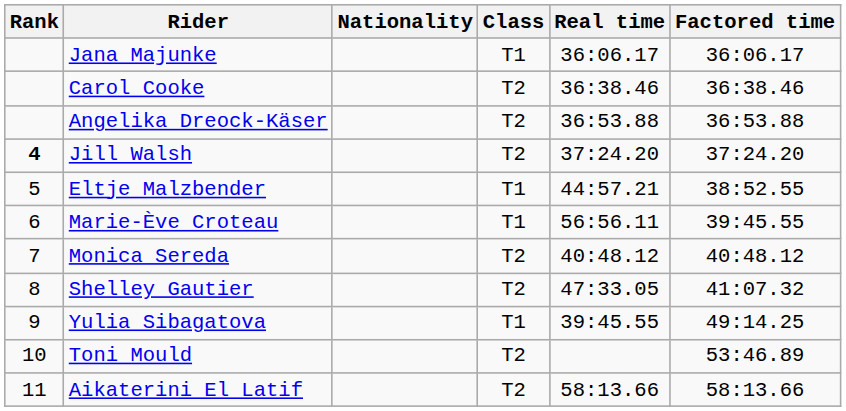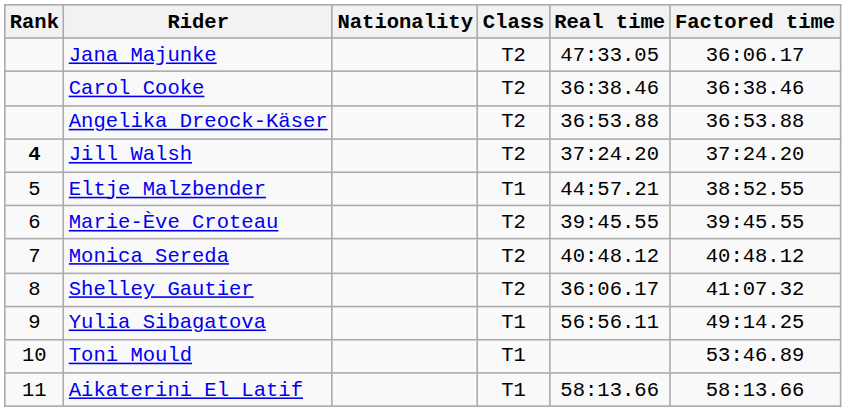(514, 55) T1 -> (514, 55) T2
(610, 55) 36:06.17 -> (610, 55) 47:33.05
(514, 222) T1 -> (514, 222) T2
(610, 222) 56:56.11 -> (610, 222) 39:45.55
(610, 289) 47:33.05 -> (610, 289) 36:06.17
(610, 323) 39:45.55 -> (610, 323) 56:56.11
(514, 356) T2 -> (514, 356) T1
(514, 390) T2 -> (514, 390) T1
